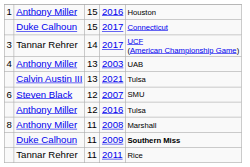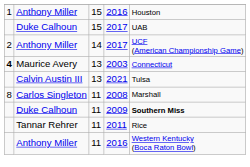(148, 27) Connecticut -> (140, 27) UAB
(9, 45) 3 -> (9, 45) 2
(47, 45) Tannar Rehrer -> (47, 45) Anthony Miller
(9, 64) normal -> (9, 64) bold
(47, 64) Anthony Miller -> (47, 64) Maurice Avery
(135, 64) UAB -> (152, 64) Connecticut
- row: (92, 94)
- row: (92, 109)
(47, 125) Anthony Miller -> (52, 94) Carlos Singleton
+ row: (96, 143)
